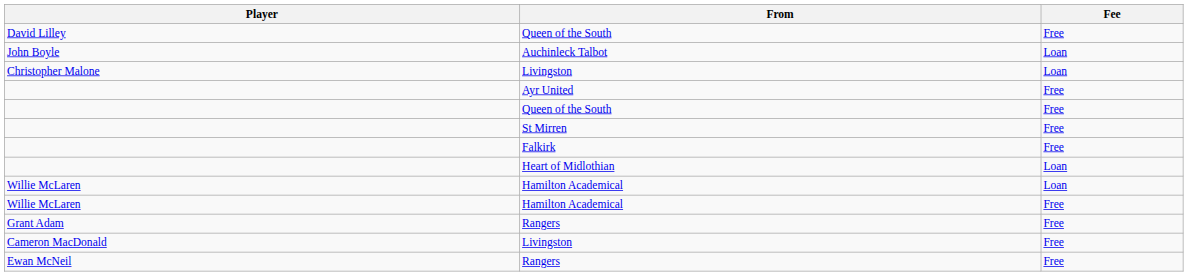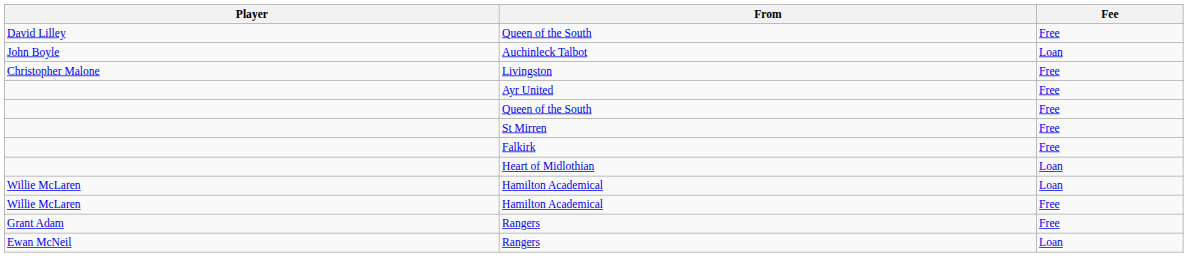(1055, 71) Loan -> (1049, 71) Free
- row: (57, 242)
(1054, 261) Free -> (1051, 242) Loan
